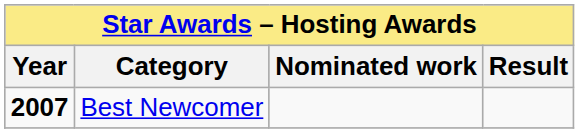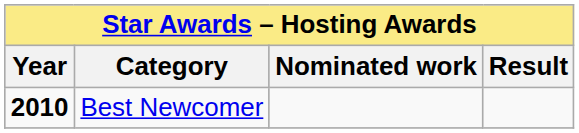(40, 107) 2007 -> (40, 107) 2010
